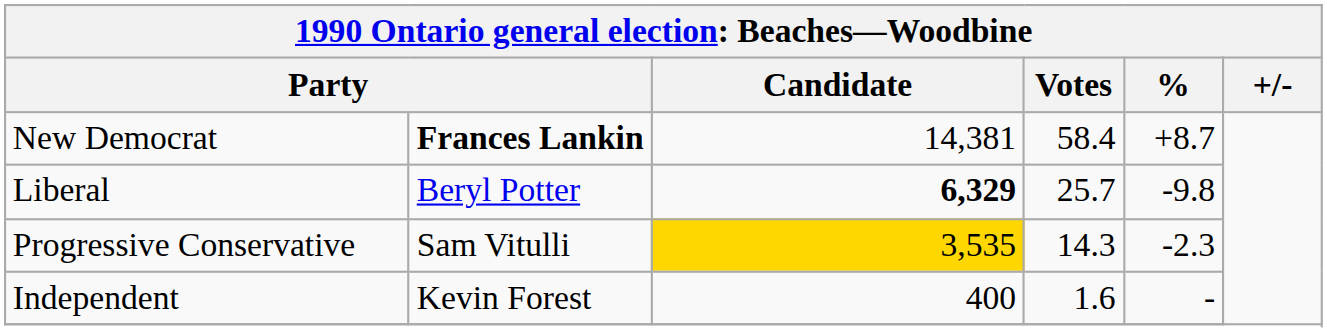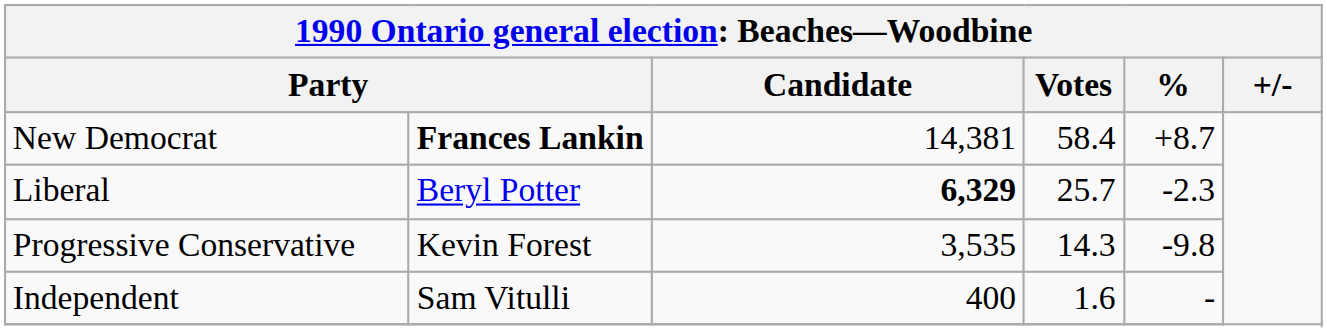(1188, 191) -9.8 -> (1188, 191) -2.3
(493, 244) Sam Vitulli -> (504, 244) Kevin Forest
(978, 244) gold background -> (978, 244) no background
(1188, 244) -2.3 -> (1188, 244) -9.8
(504, 297) Kevin Forest -> (493, 297) Sam Vitulli
